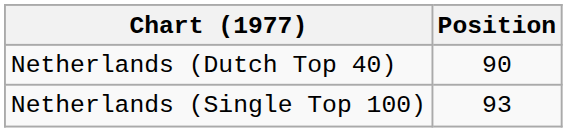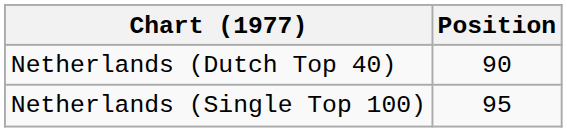(497, 106) 93 -> (497, 106) 95
